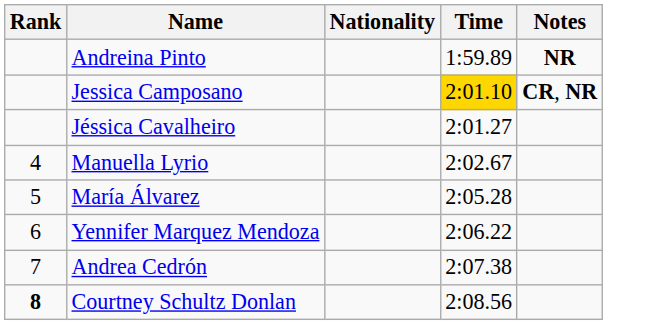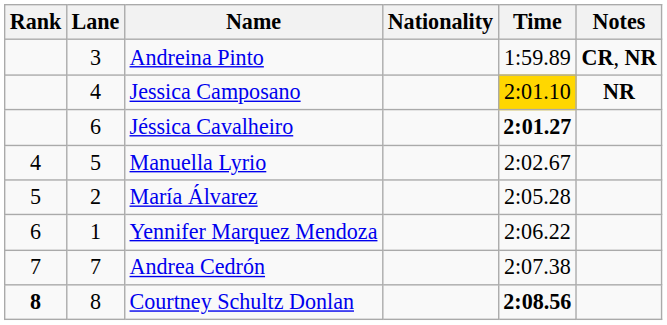+ column: (95, 22)
(560, 57) NR -> (619, 57) CR, NR
(560, 92) CR, NR -> (619, 92) NR
(479, 127) normal -> (537, 127) bold
(479, 302) normal -> (537, 302) bold
